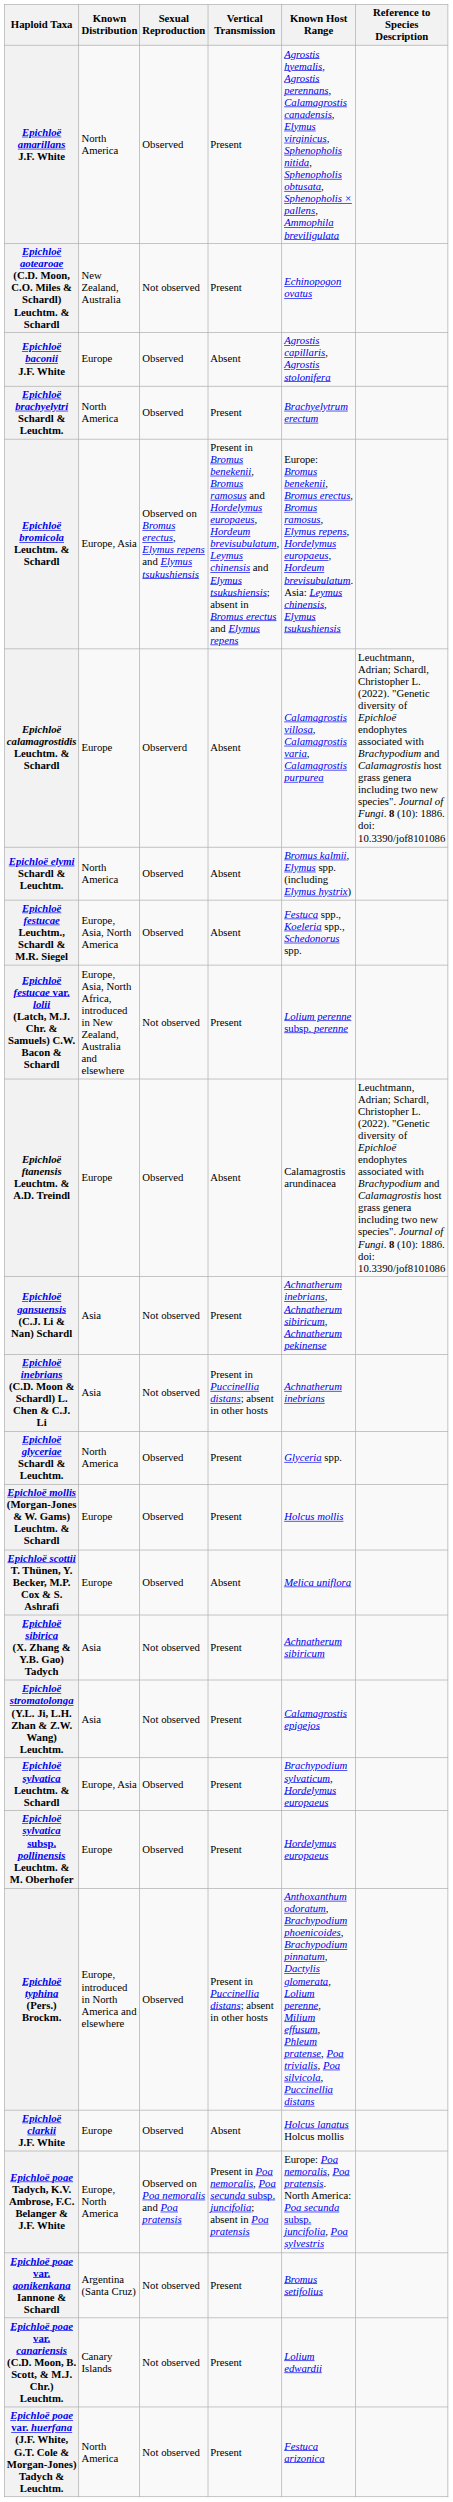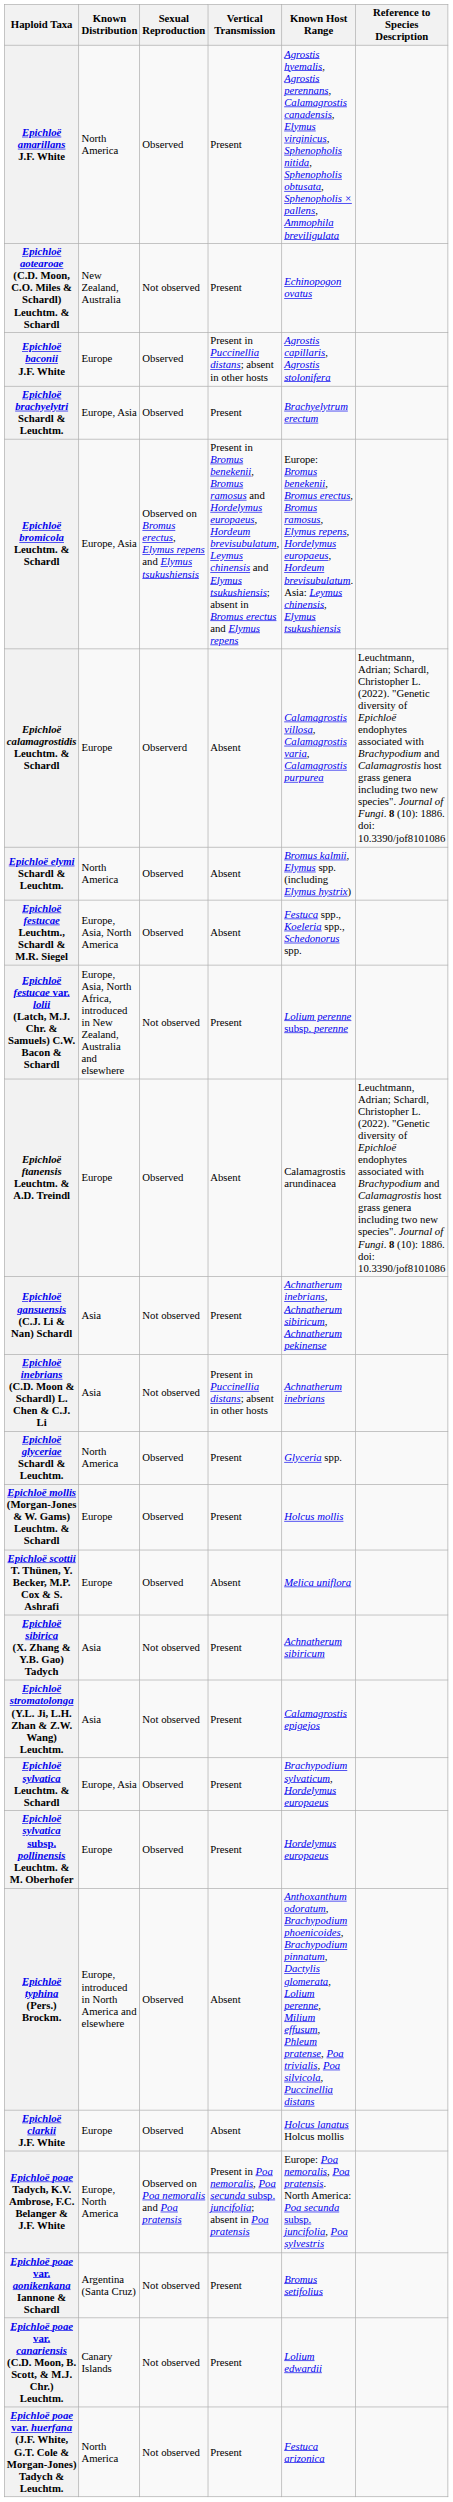(225, 359) Absent -> (242, 359) Present in Puccinellia distans; absent in other hosts
(100, 412) North America -> (109, 412) Europe, Asia
(242, 1999) Present in Puccinellia distans; absent in other hosts -> (225, 1999) Absent
